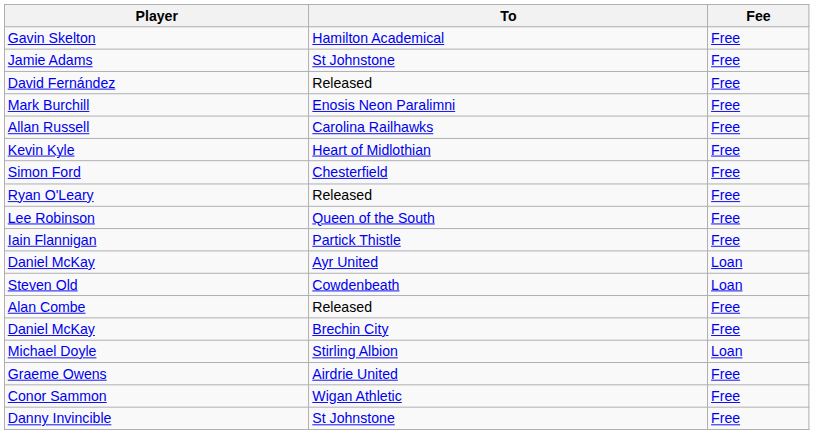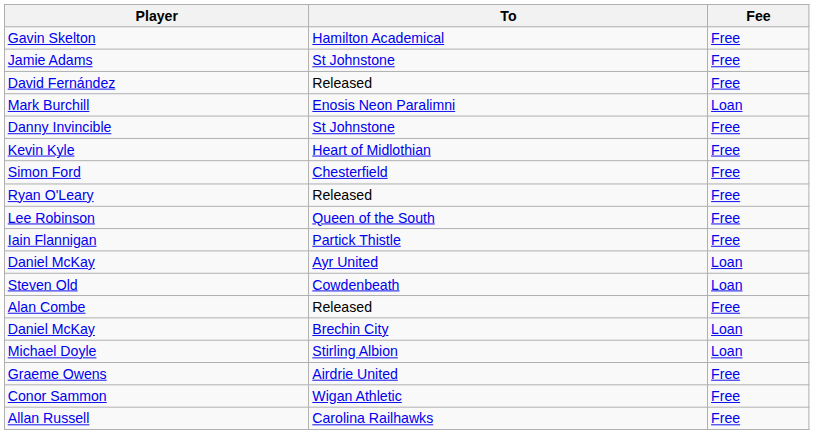(726, 105) Free -> (727, 105) Loan
rows swapped: (49, 128) <-> (60, 419)
(726, 329) Free -> (727, 329) Loan
